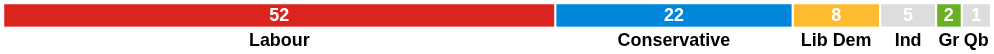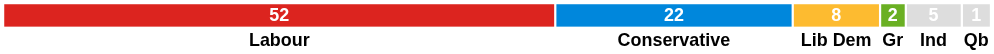columns swapped: (908, 15) <-> (949, 15)
